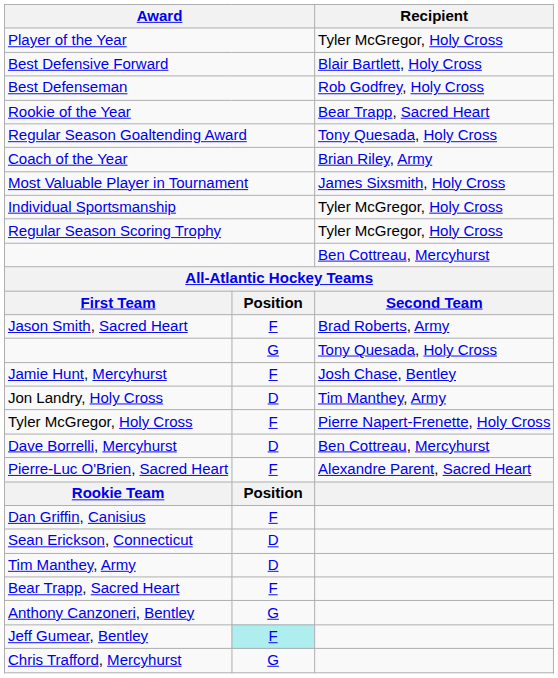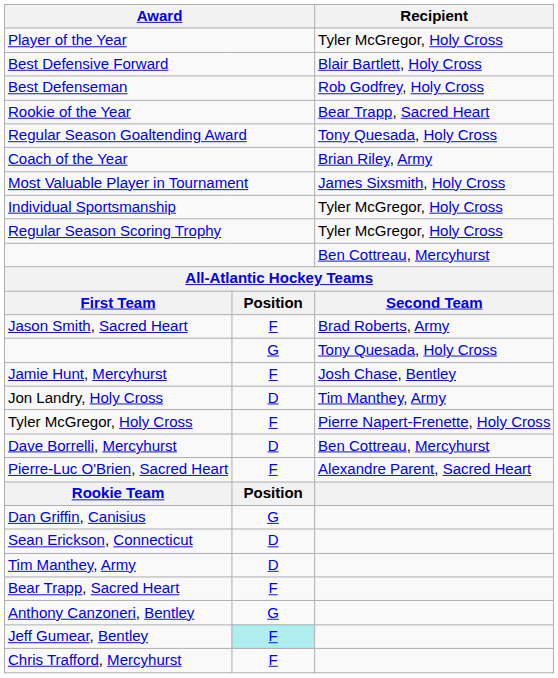(273, 517) F -> (273, 517) G
(273, 660) G -> (273, 660) F
